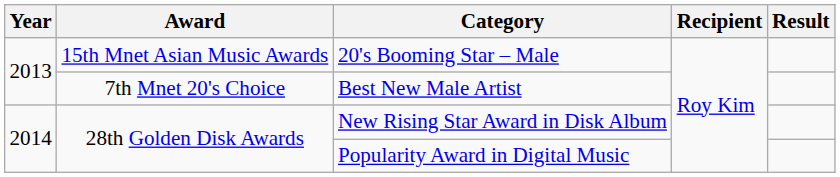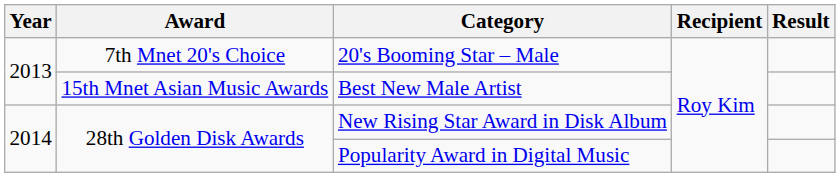(195, 54) 15th Mnet Asian Music Awards -> (195, 54) 7th Mnet 20's Choice
(195, 88) 7th Mnet 20's Choice -> (195, 88) 15th Mnet Asian Music Awards
